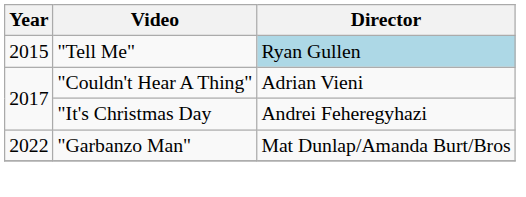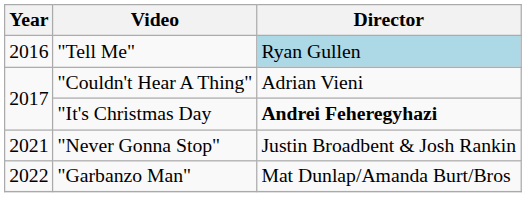(29, 51) 2015 -> (29, 51) 2016
(344, 113) normal -> (349, 113) bold
+ row: (139, 144)
